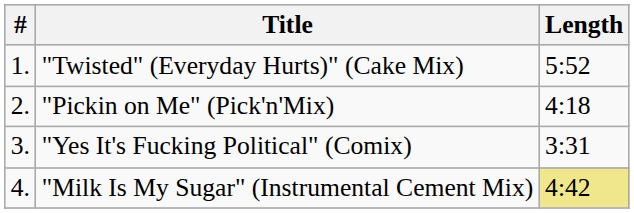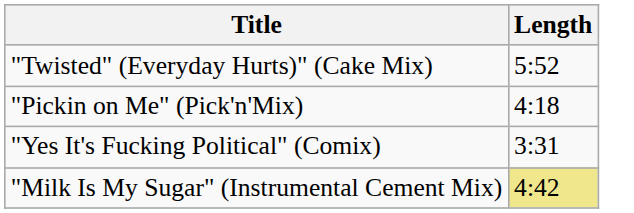- column: (20, 24)
